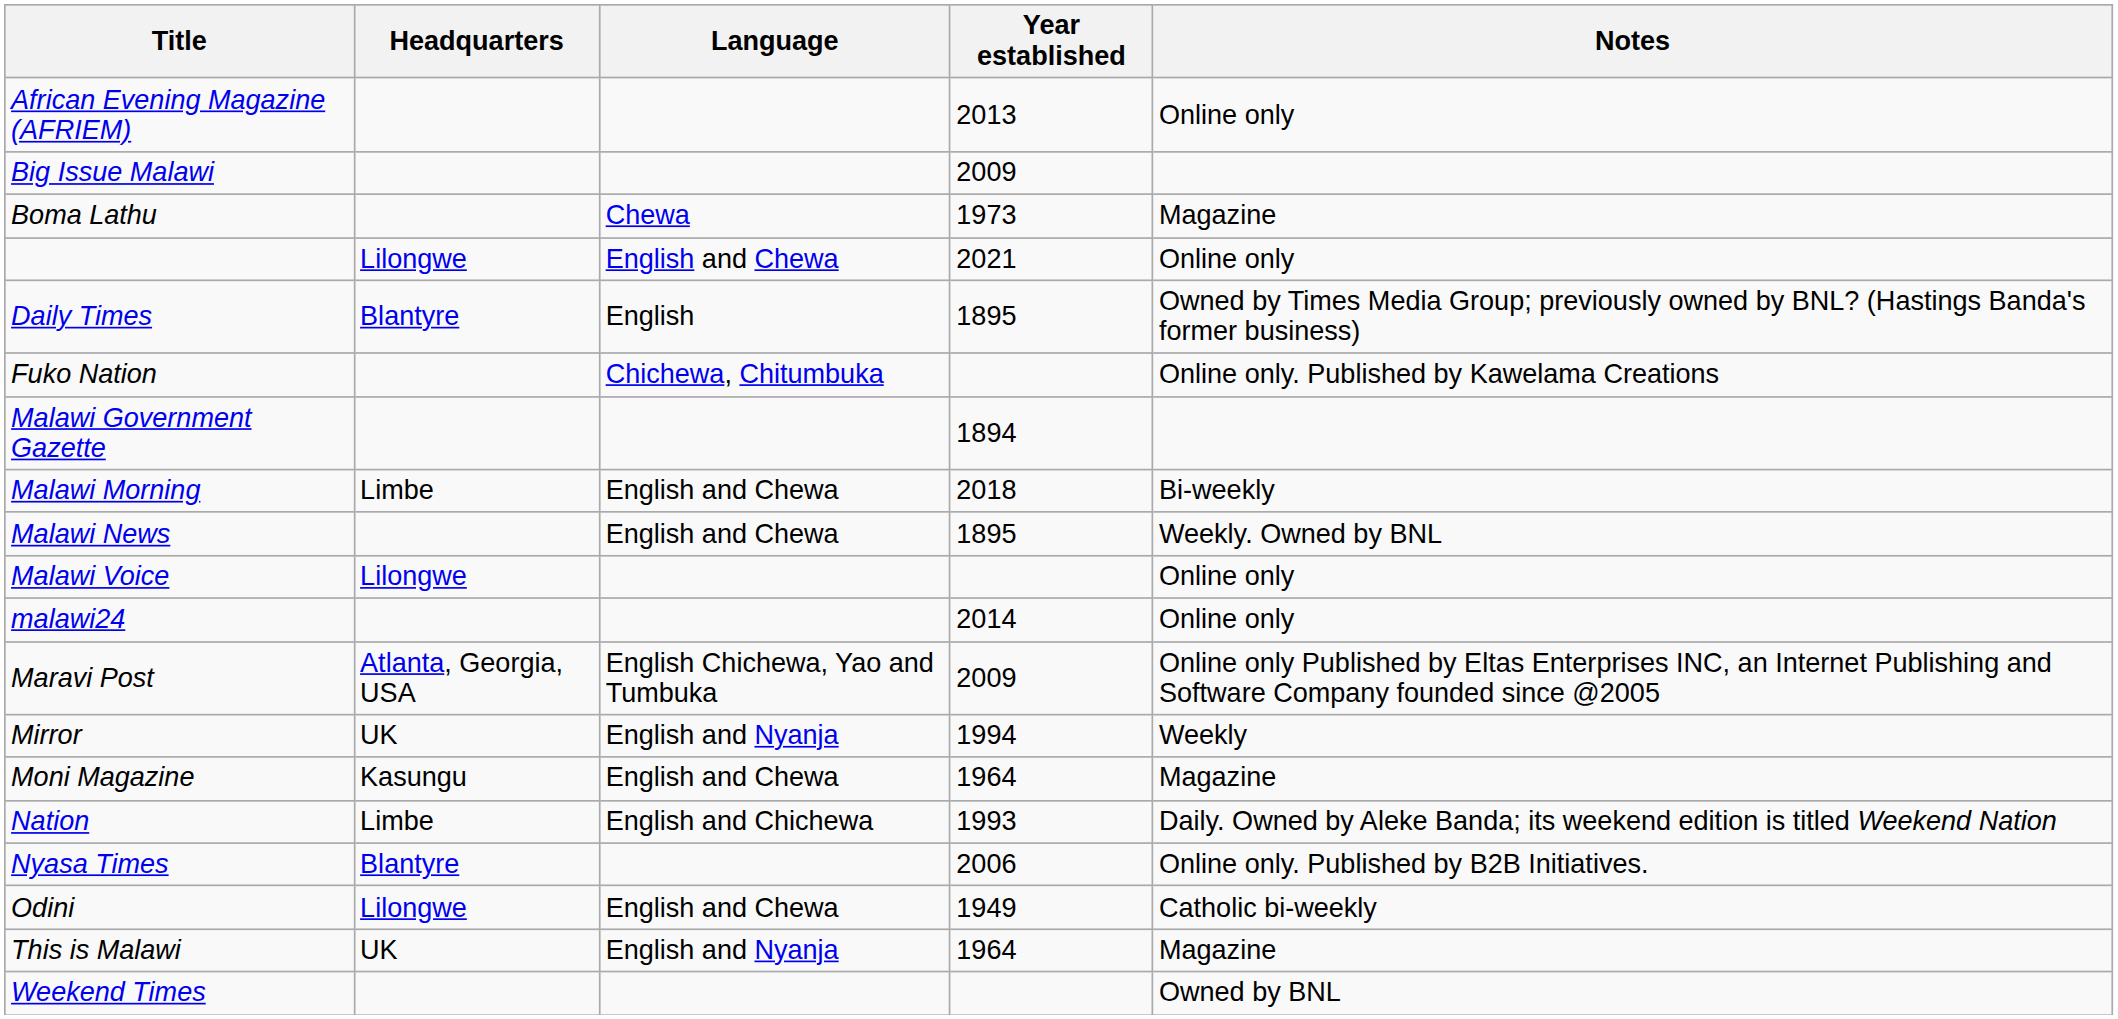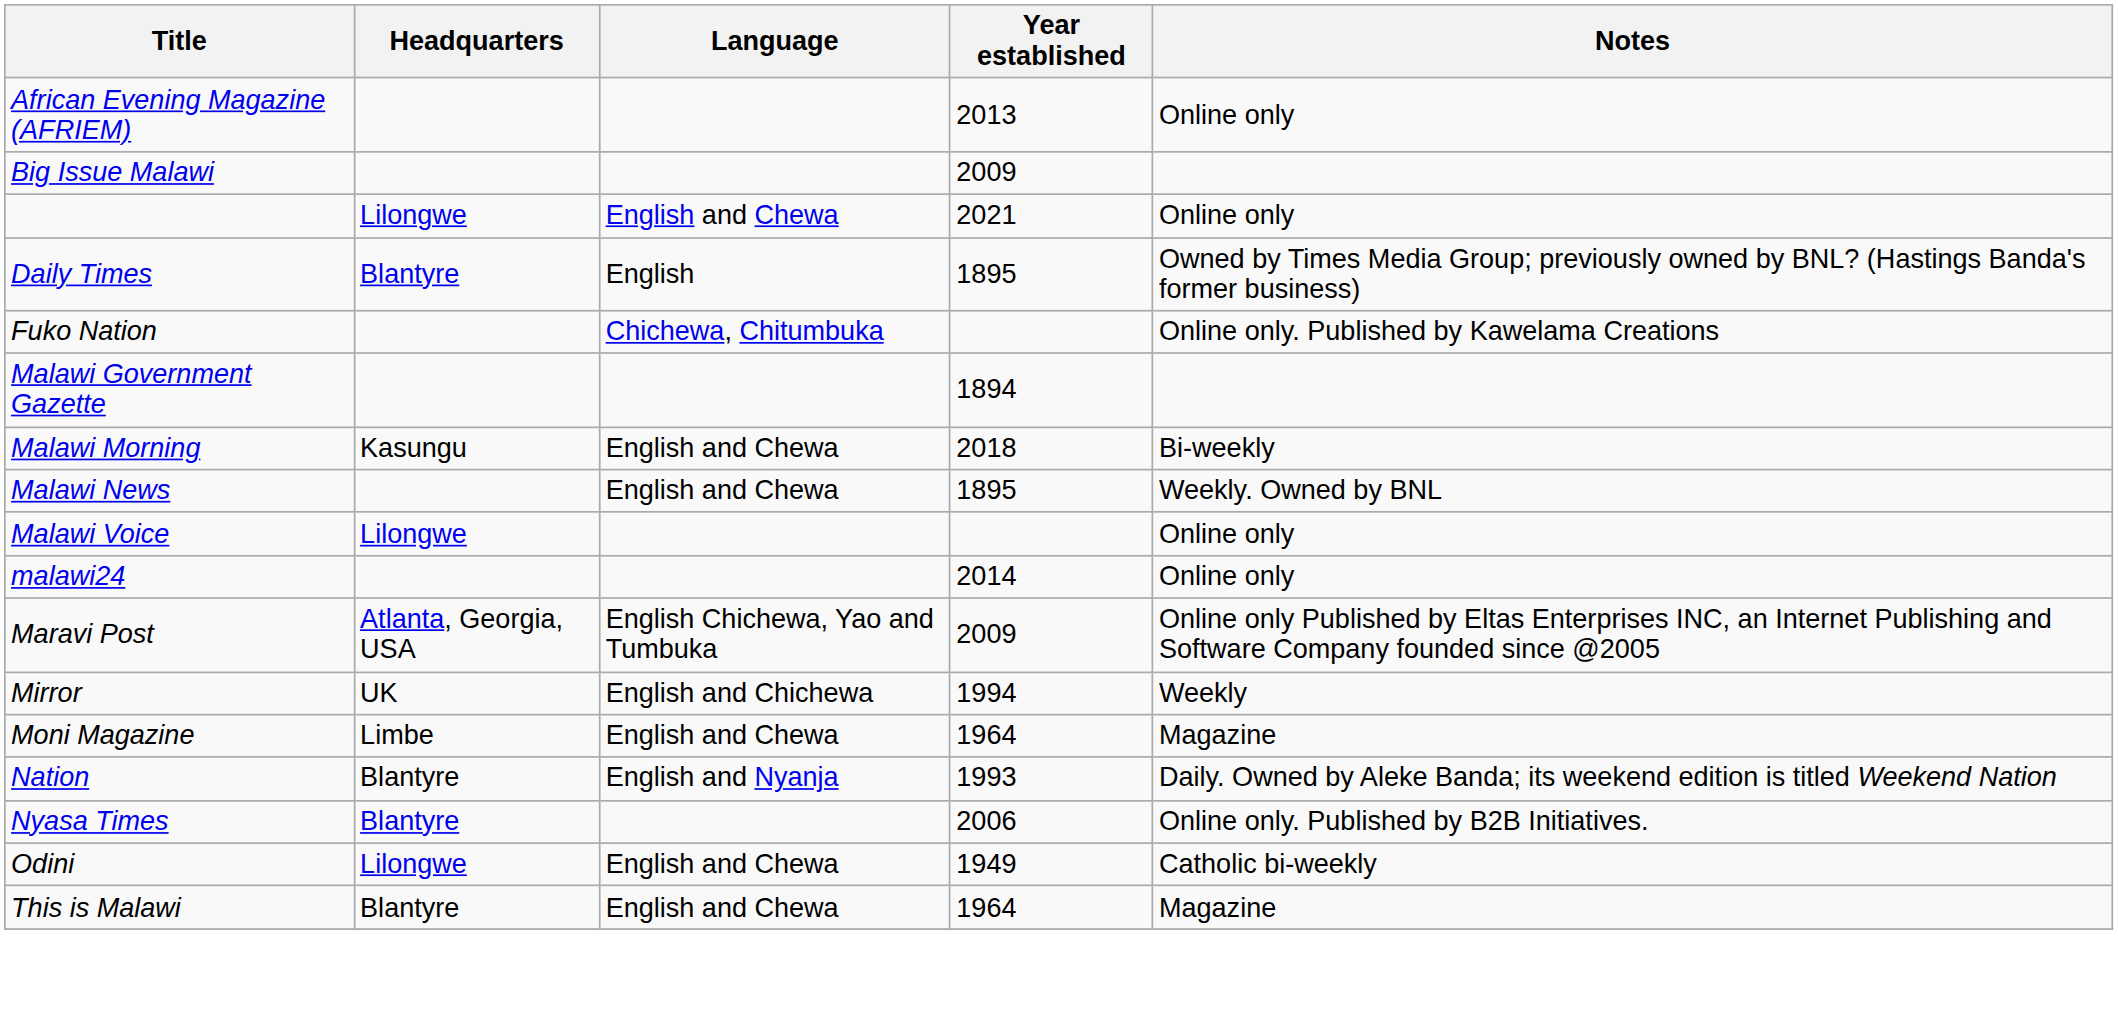- row: (84, 215)
(397, 490) Limbe -> (413, 447) Kasungu
(722, 735) English and Nyanja -> (739, 692) English and Chichewa
(413, 778) Kasungu -> (397, 735) Limbe
(397, 821) Limbe -> (410, 778) Blantyre
(739, 821) English and Chichewa -> (722, 778) English and Nyanja
(379, 949) UK -> (410, 907) Blantyre
(722, 949) English and Nyanja -> (722, 907) English and Chewa
- row: (108, 992)
